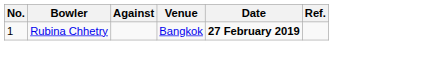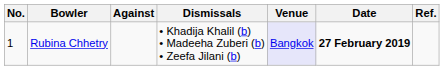+ column: (212, 13)
(181, 31) no background -> (292, 43) lavender background
